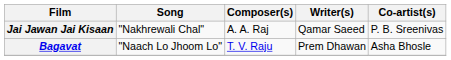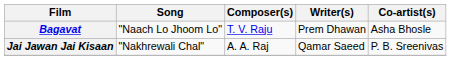rows swapped: (60, 47) <-> (60, 30)
